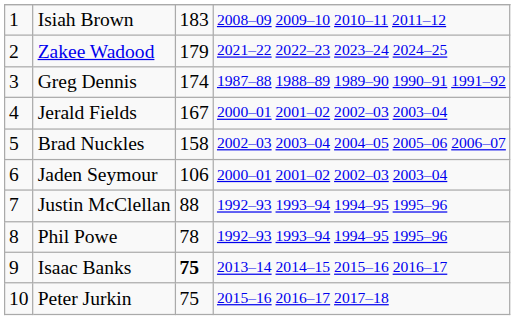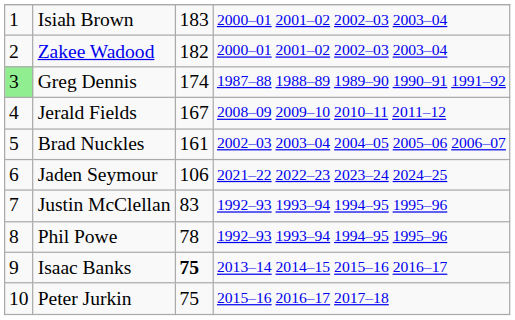(332, 19) 2008–09 2009–10 2010–11 2011–12 -> (332, 19) 2000–01 2001–02 2002–03 2003–04
(194, 50) 179 -> (194, 50) 182
(332, 50) 2021–22 2022–23 2023–24 2024–25 -> (332, 50) 2000–01 2001–02 2002–03 2003–04
(14, 81) no background -> (14, 81) lightgreen background
(332, 112) 2000–01 2001–02 2002–03 2003–04 -> (332, 112) 2008–09 2009–10 2010–11 2011–12
(194, 143) 158 -> (194, 143) 161
(332, 174) 2000–01 2001–02 2002–03 2003–04 -> (332, 174) 2021–22 2022–23 2023–24 2024–25
(189, 205) 88 -> (189, 205) 83
